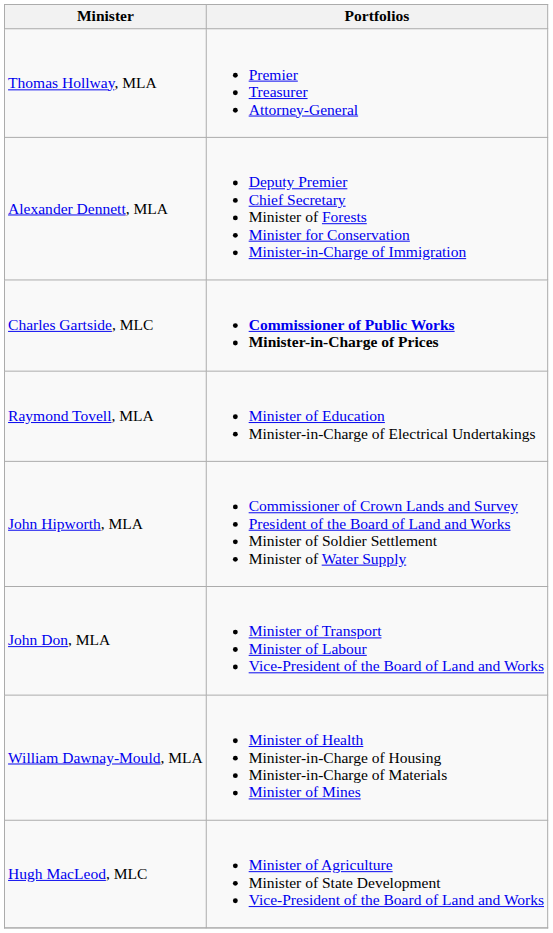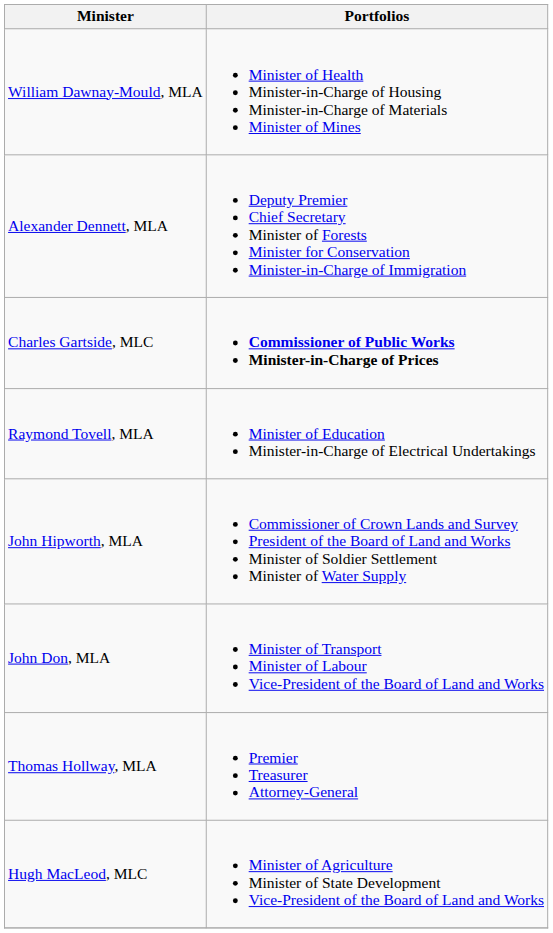rows swapped: (82, 83) <-> (105, 757)
